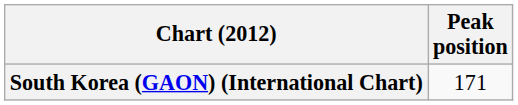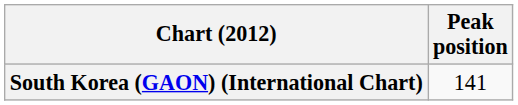(470, 81) 171 -> (470, 81) 141
